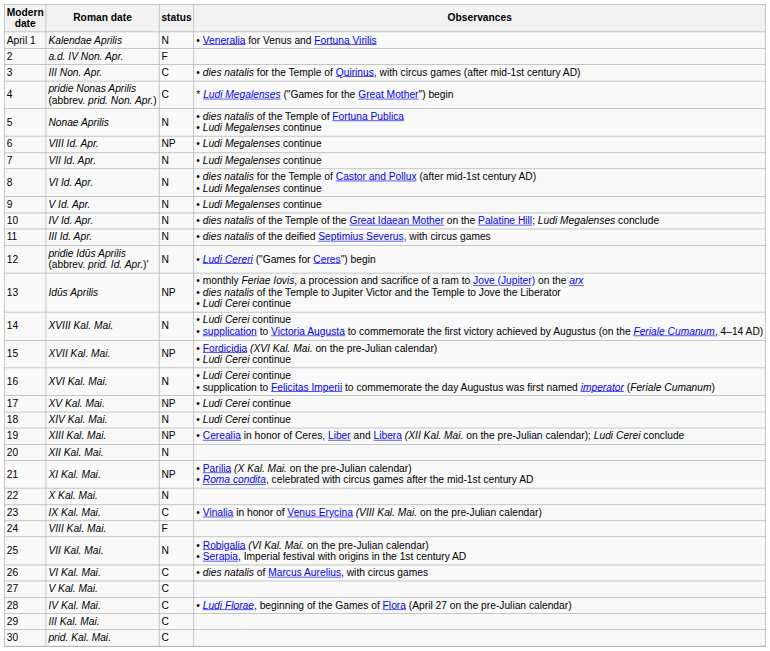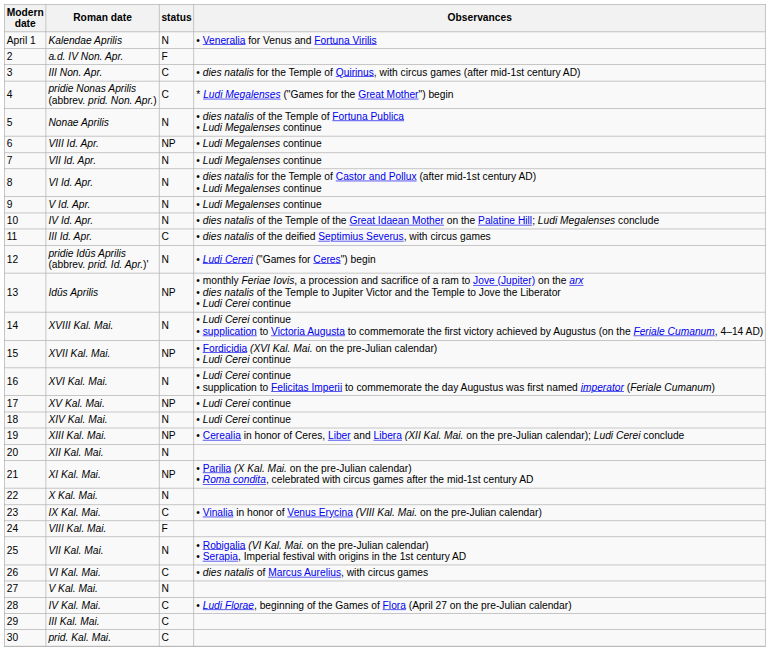(165, 237) N -> (165, 237) C
(165, 589) C -> (165, 589) N
